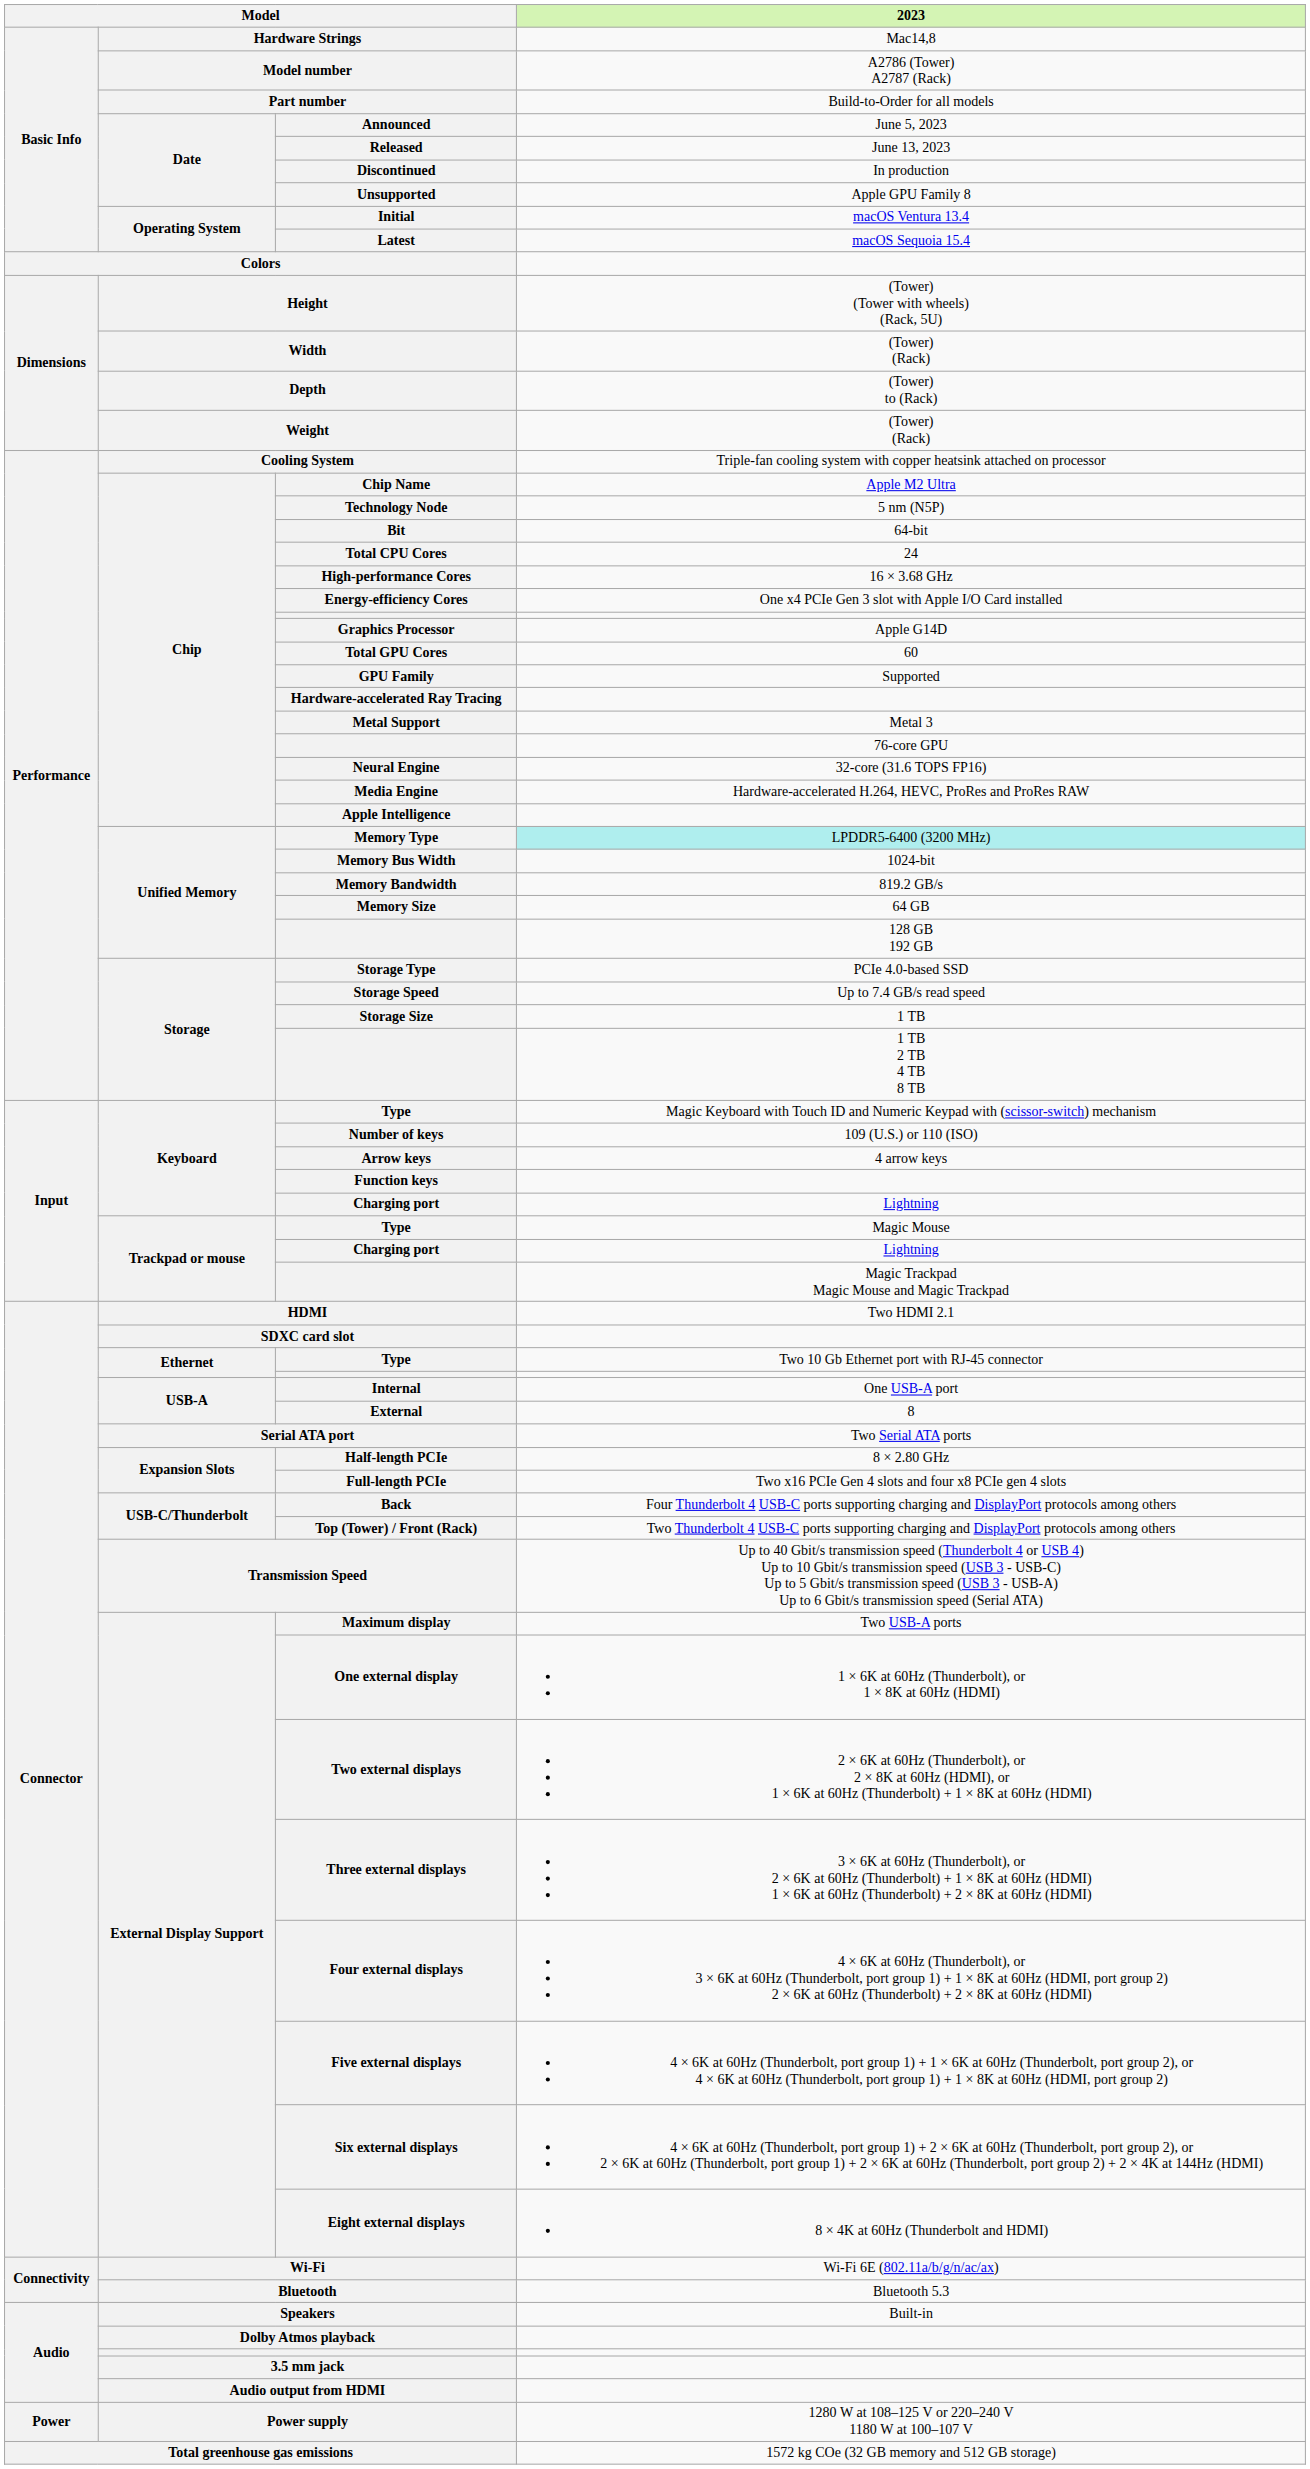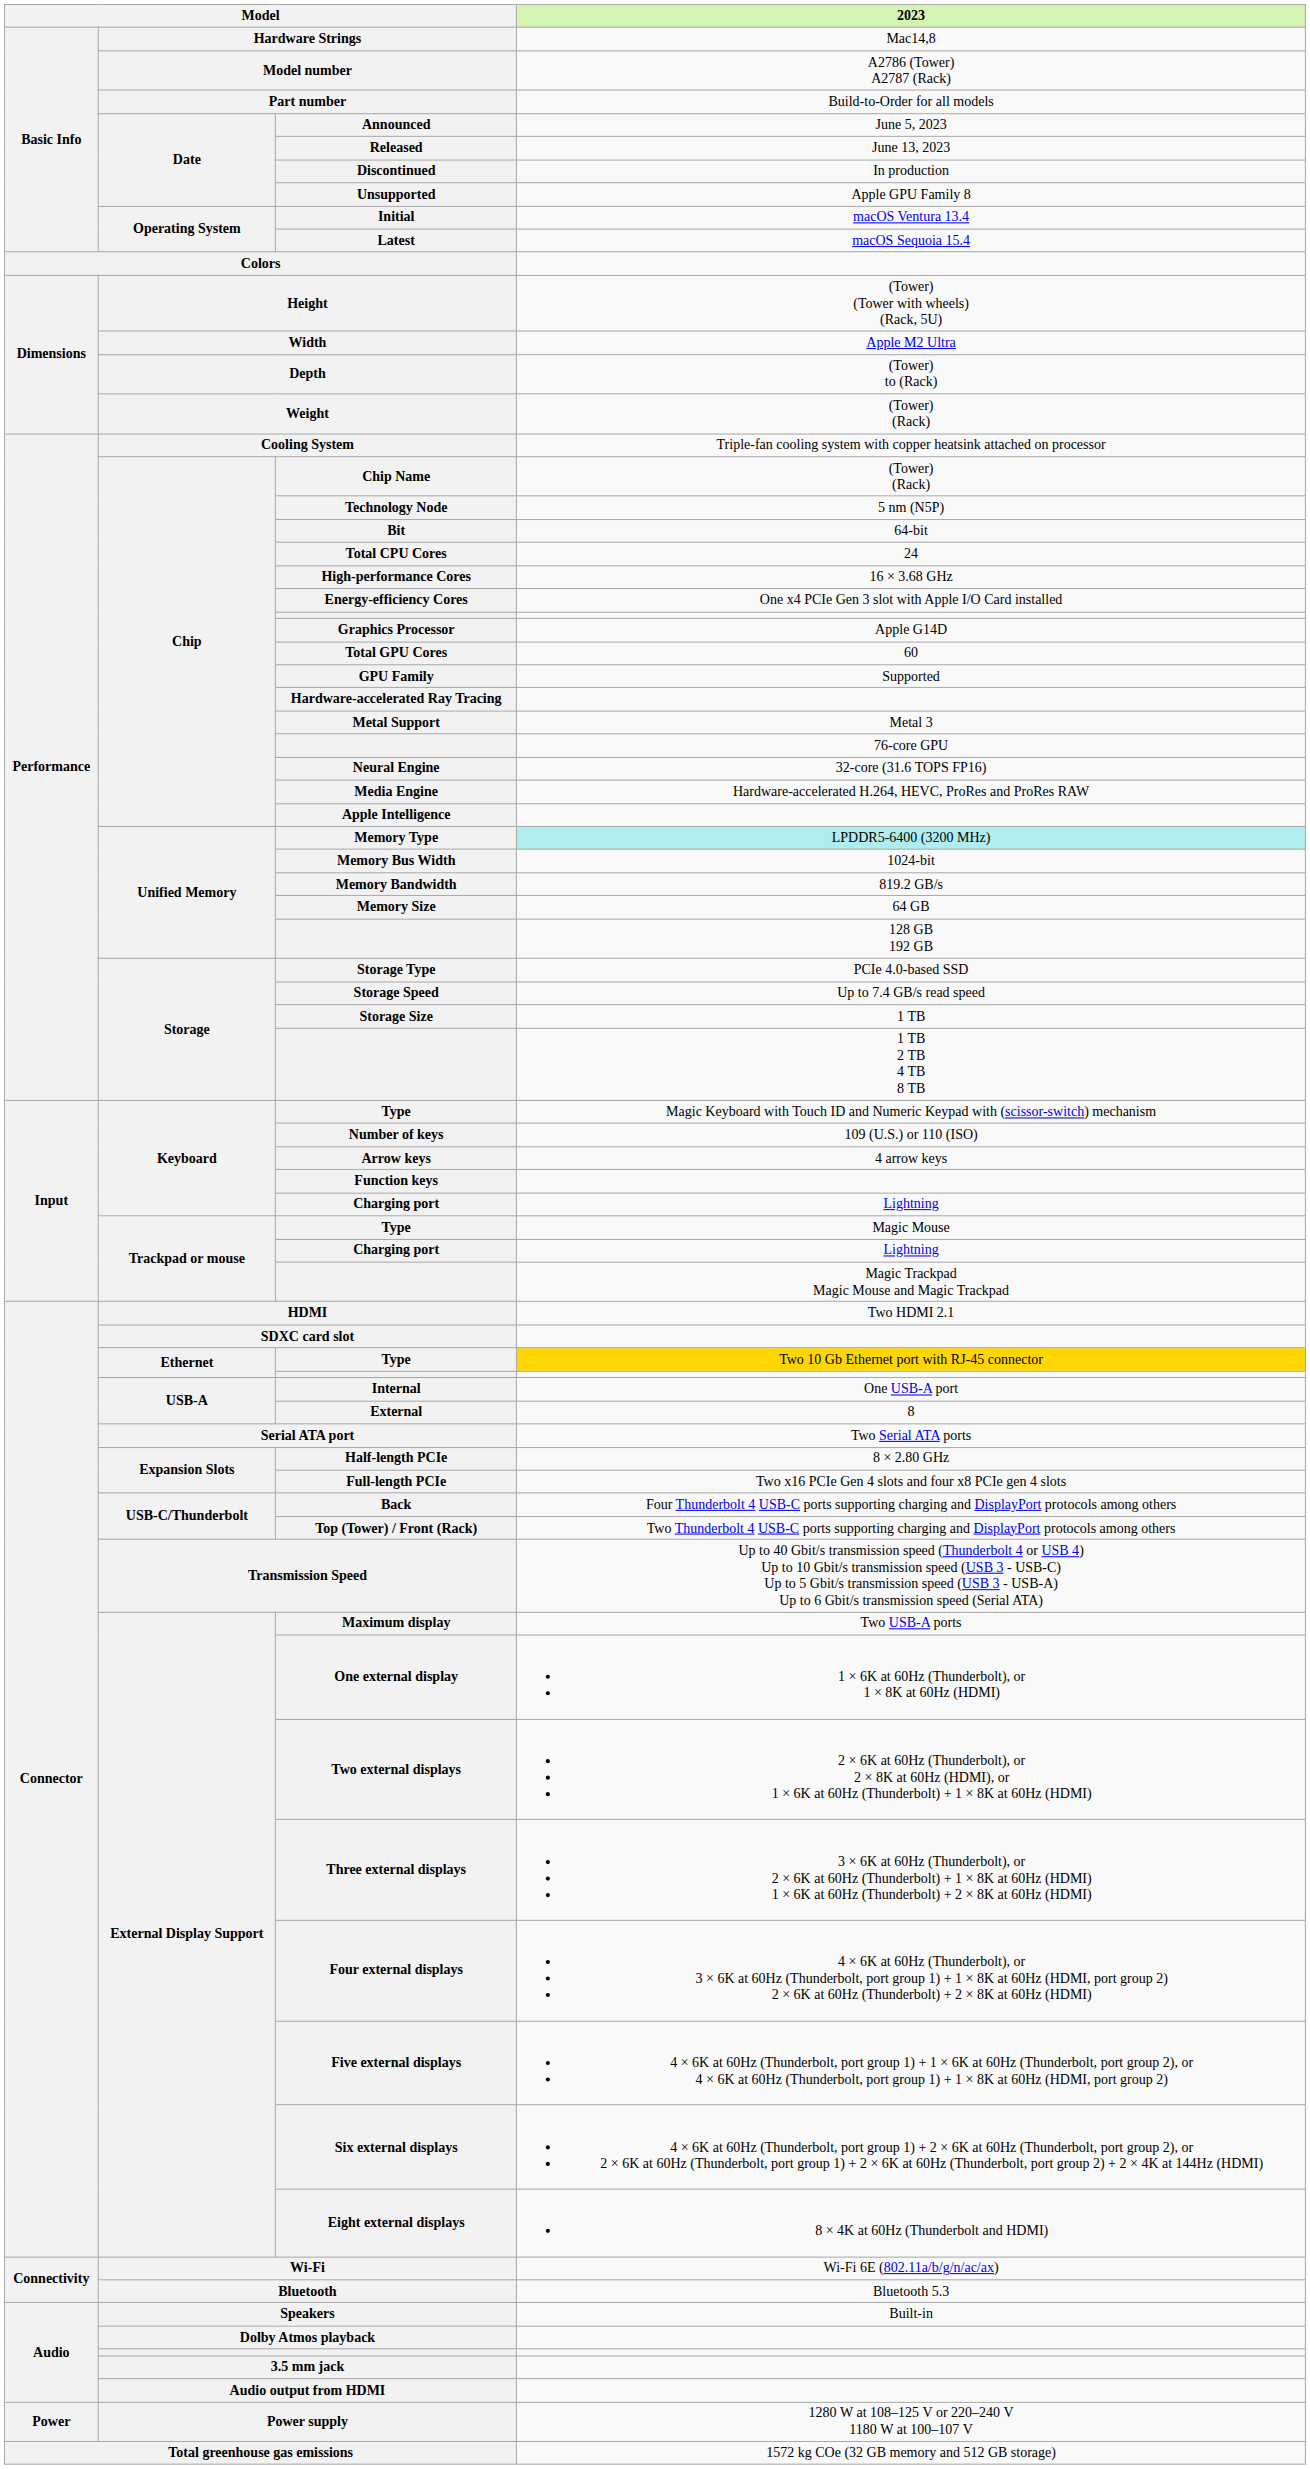(911, 350) (Tower) (Rack) -> (911, 342) Apple M2 Ultra
(911, 484) Apple M2 Ultra -> (911, 476) (Tower) (Rack)
(911, 1359) no background -> (911, 1359) gold background
